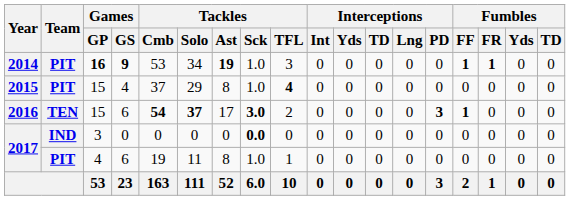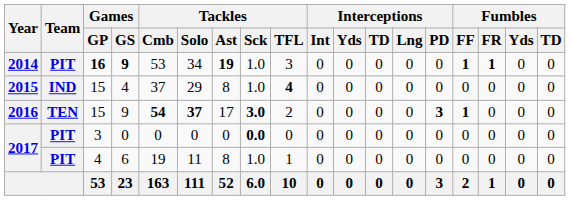(63, 87) PIT -> (63, 87) IND
(125, 111) 6 -> (125, 111) 9
(63, 135) IND -> (63, 135) PIT
